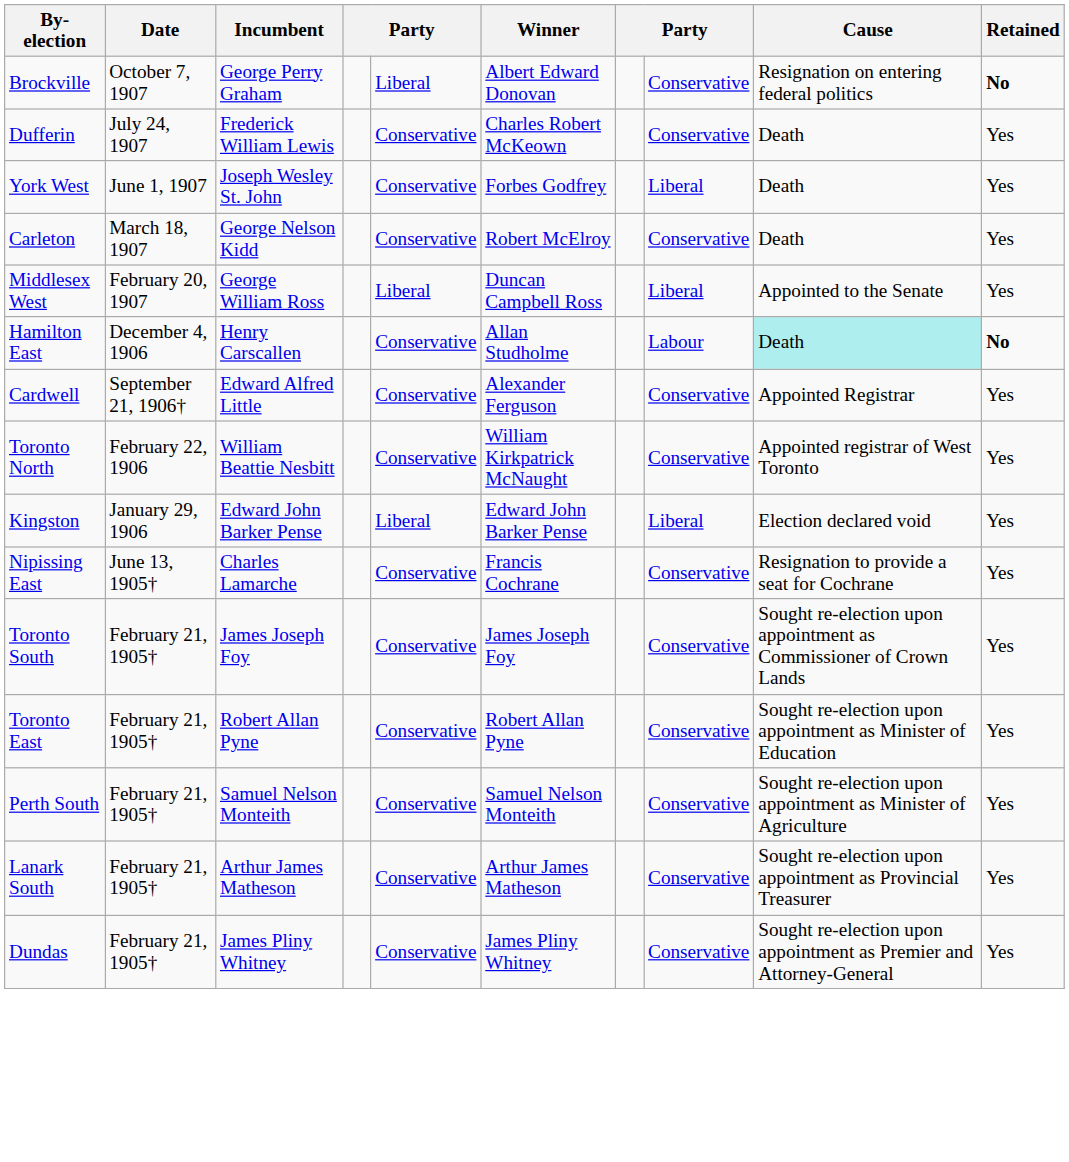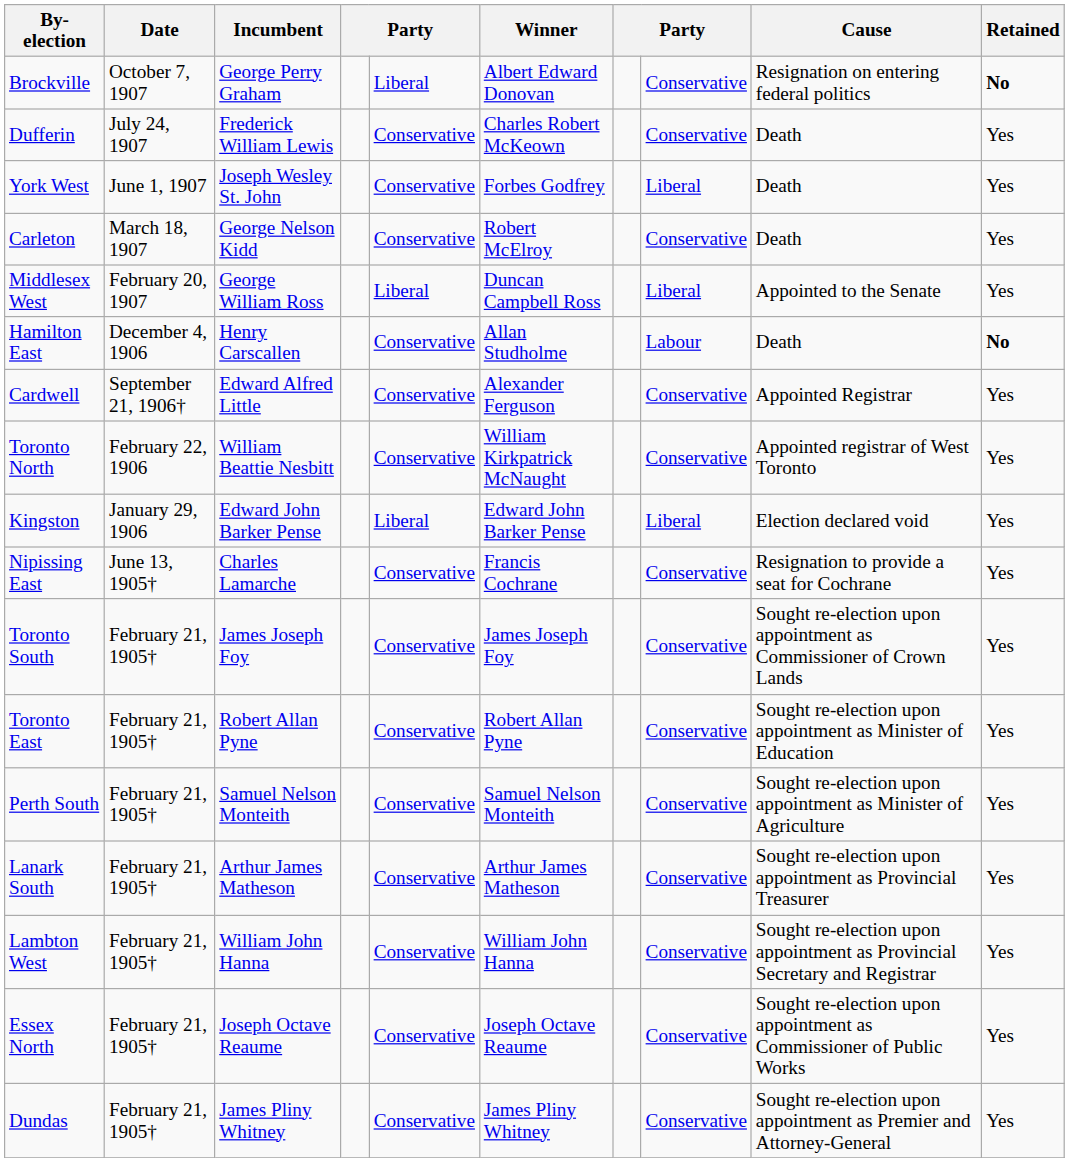(781, 342) paleturquoise background -> (779, 342) no background
+ row: (44, 951)
+ row: (31, 1036)
